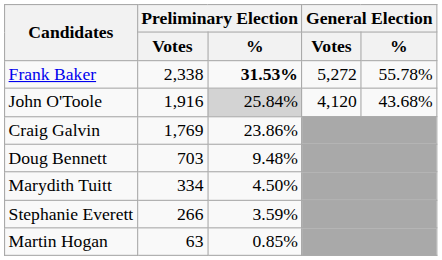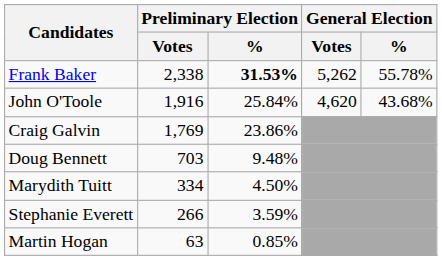(337, 74) 5,272 -> (337, 74) 5,262
(271, 102) lightgrey background -> (271, 102) no background
(337, 102) 4,120 -> (337, 102) 4,620
